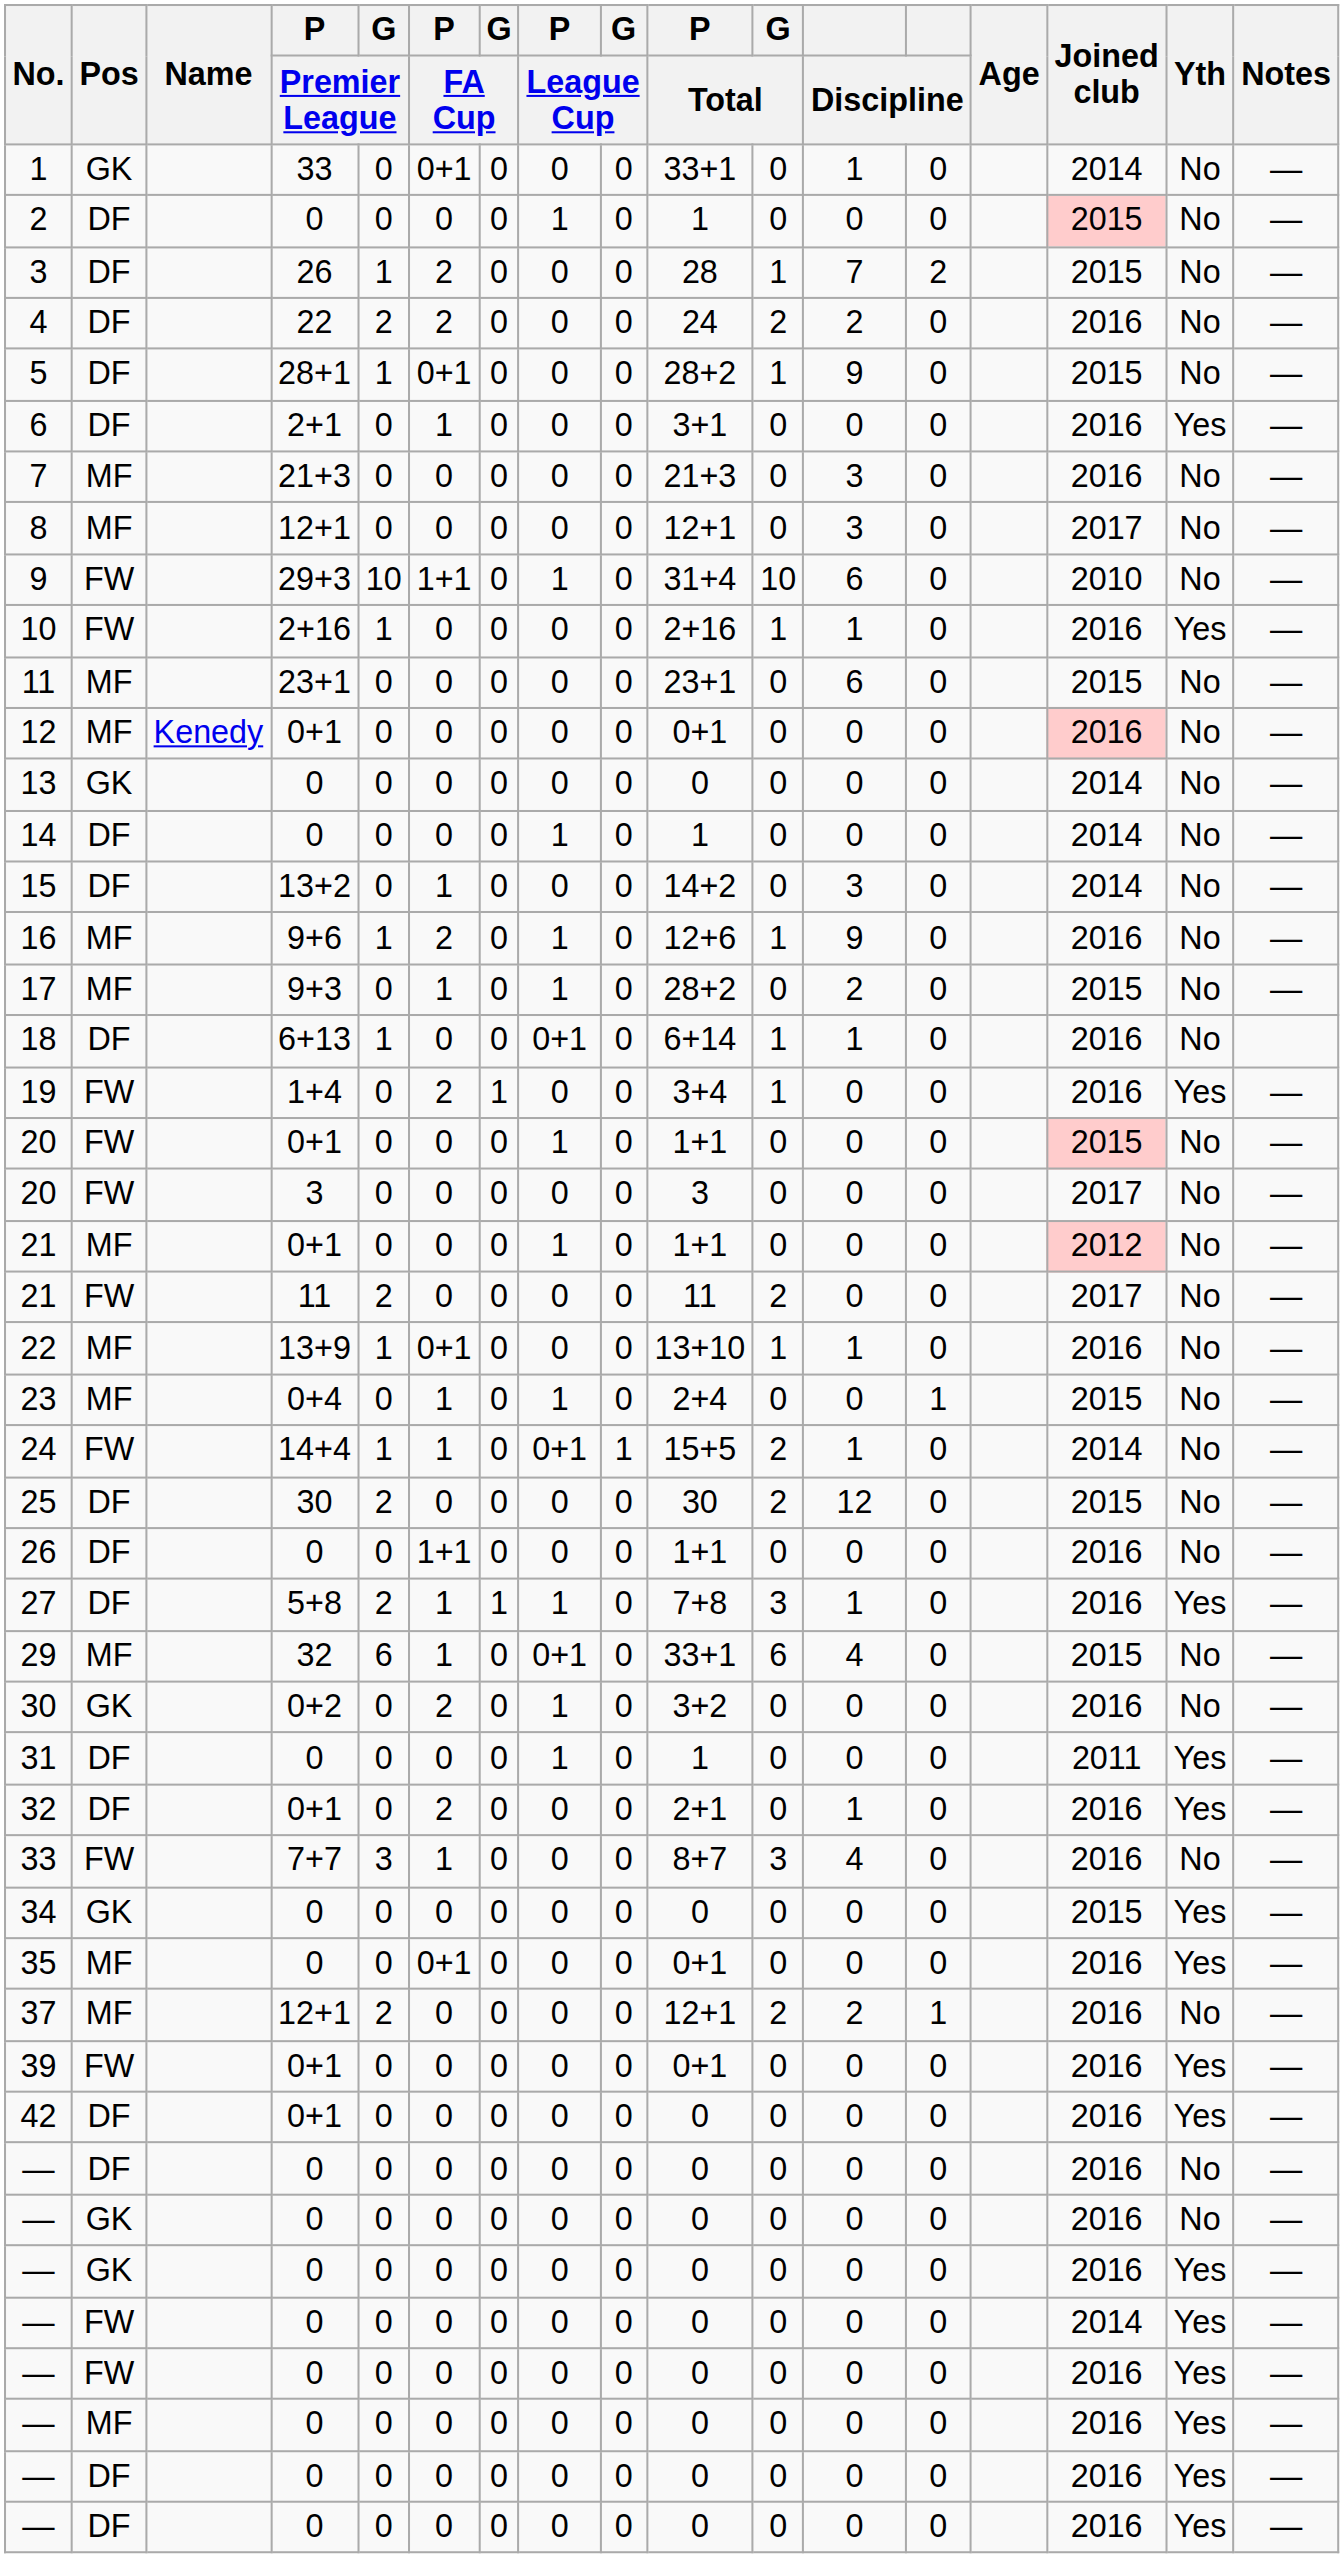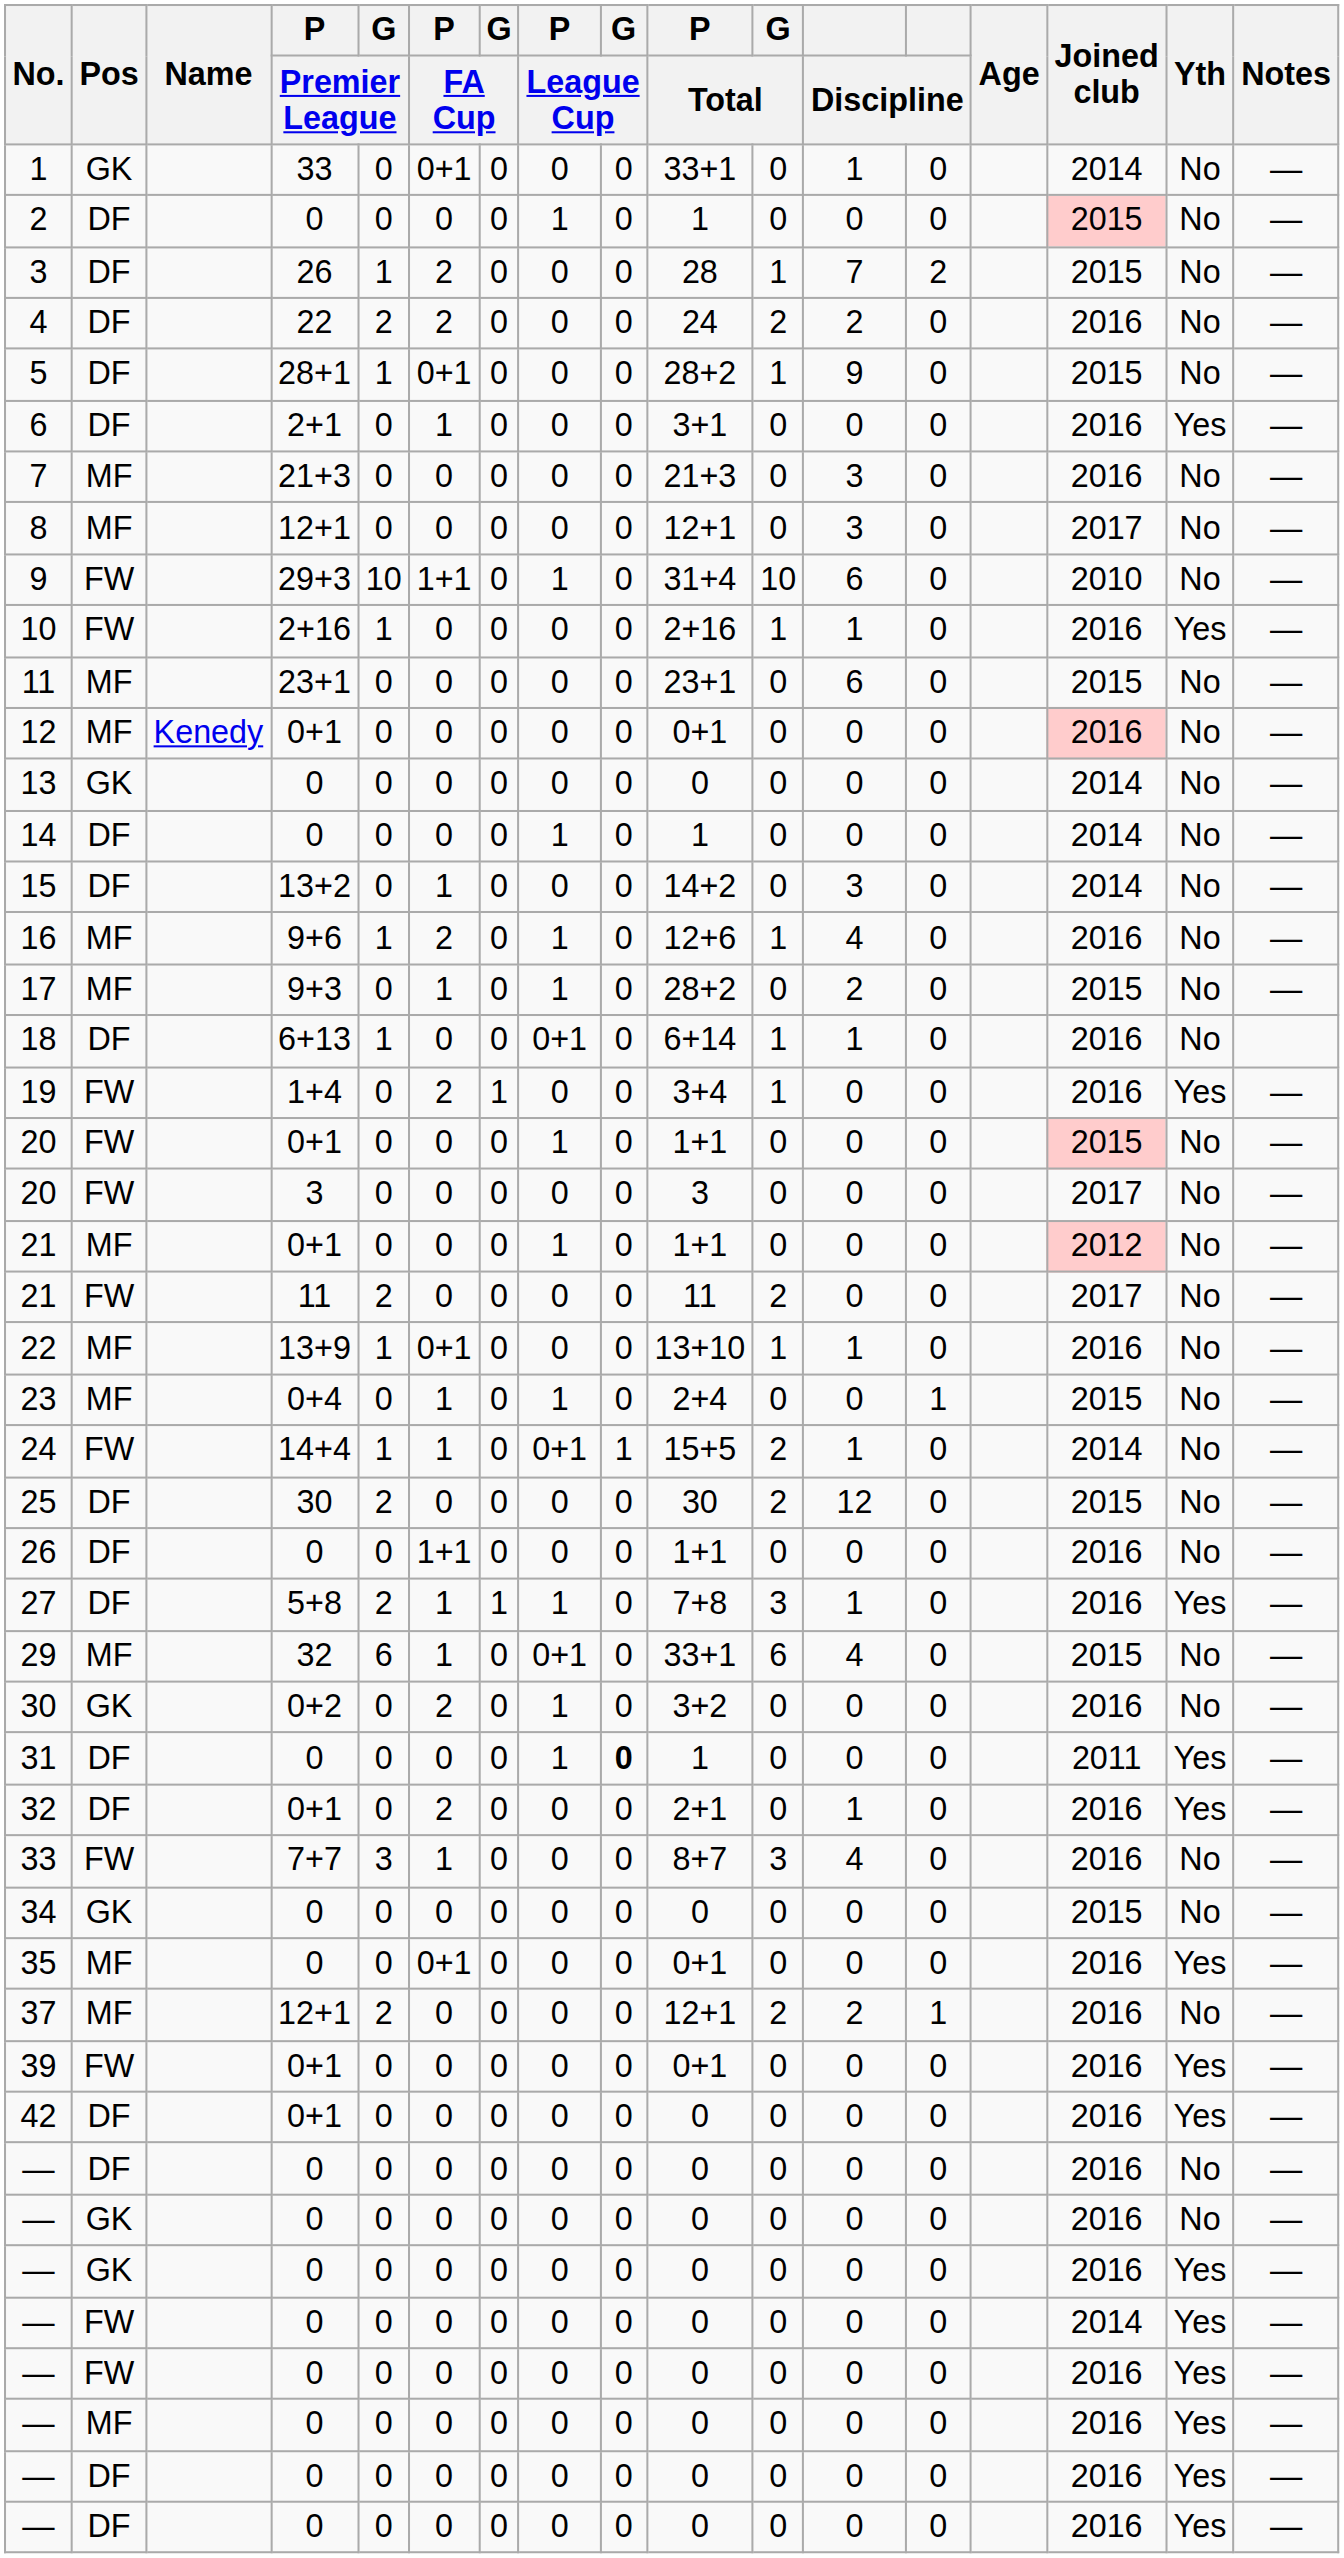(854, 937) 9 -> (854, 937) 4
(624, 1757) normal -> (624, 1757) bold
(1200, 1911) Yes -> (1200, 1911) No
